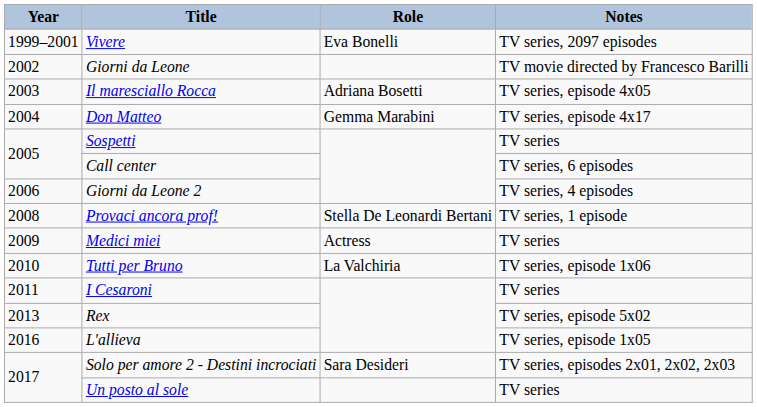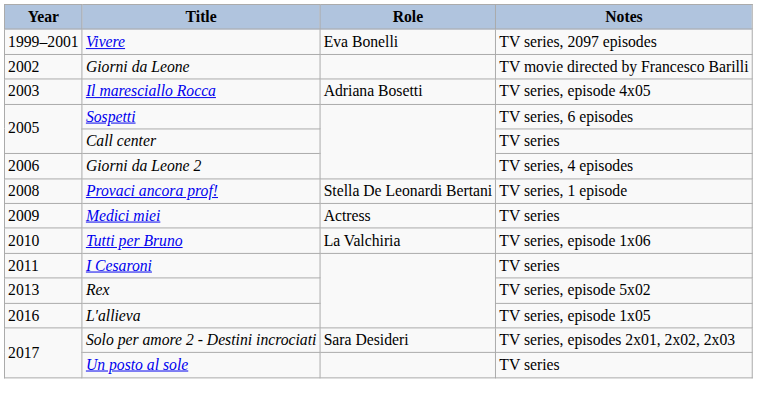- row: (124, 116)
(529, 141) TV series -> (566, 116) TV series, 6 episodes
(566, 166) TV series, 6 episodes -> (529, 141) TV series
